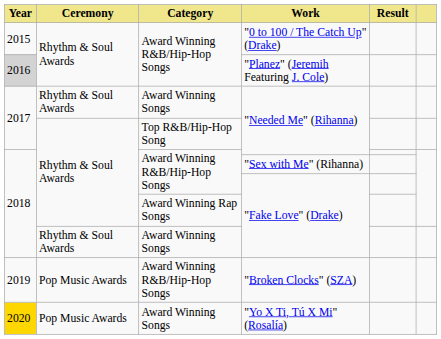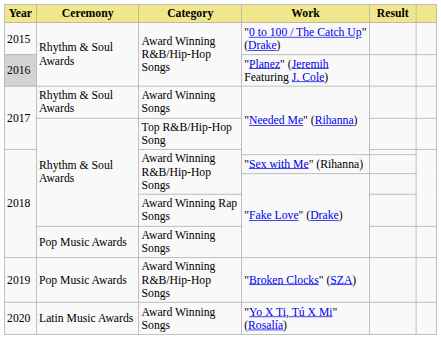(76, 241) Rhythm & Soul Awards -> (83, 241) Pop Music Awards
(19, 318) gold background -> (19, 318) no background
(83, 318) Pop Music Awards -> (86, 318) Latin Music Awards
